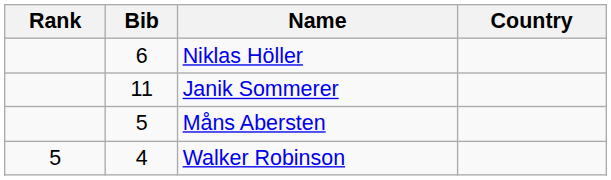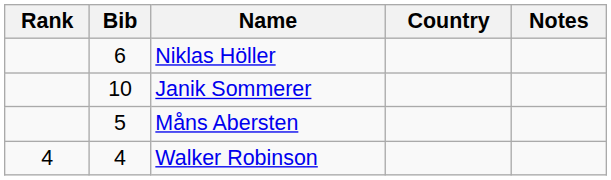+ column: (559, 21)
(142, 89) 11 -> (120, 89) 10
(55, 157) 5 -> (47, 157) 4
